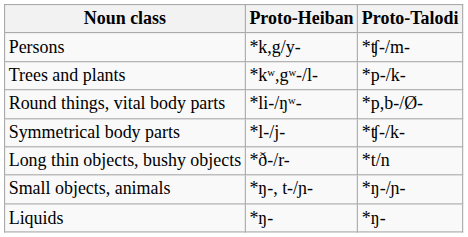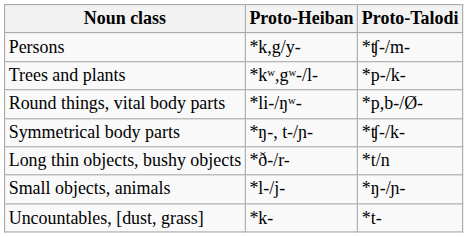(267, 132) *l-/j- -> (281, 132) *ŋ-, t-/ɲ-
(281, 189) *ŋ-, t-/ɲ- -> (267, 189) *l-/j-
- row: (36, 217)
+ row: (106, 217)
